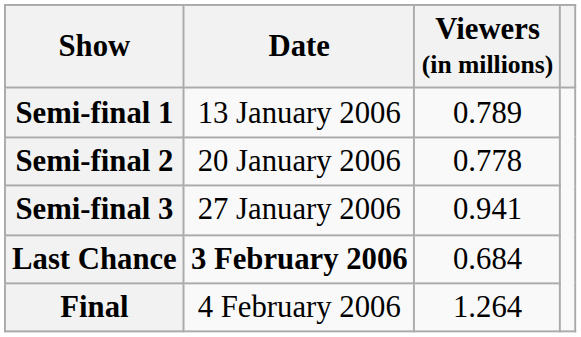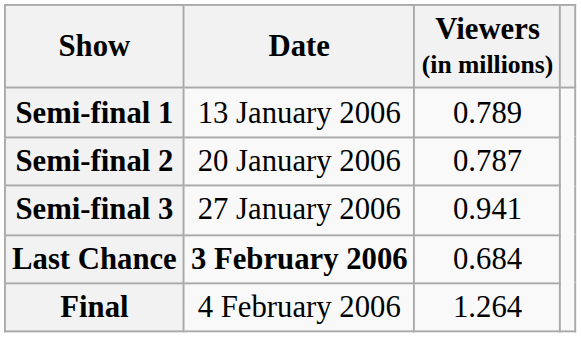(488, 160) 0.778 -> (488, 160) 0.787
